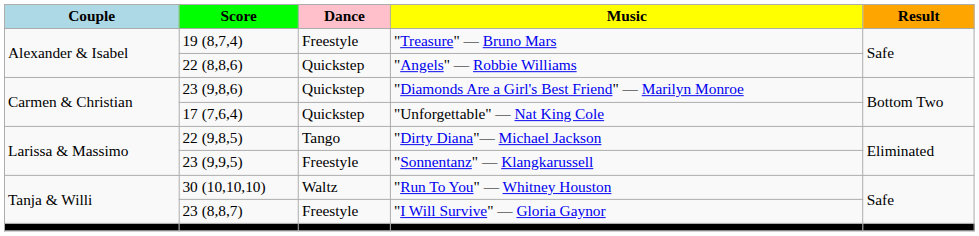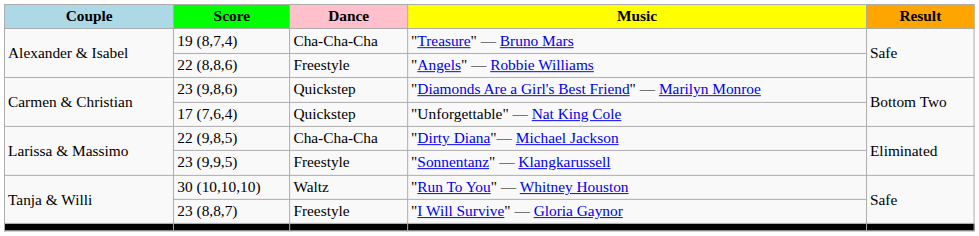(330, 41) Freestyle -> (336, 41) Cha-Cha-Cha
(333, 65) Quickstep -> (322, 65) Freestyle
(321, 138) Tango -> (336, 138) Cha-Cha-Cha
